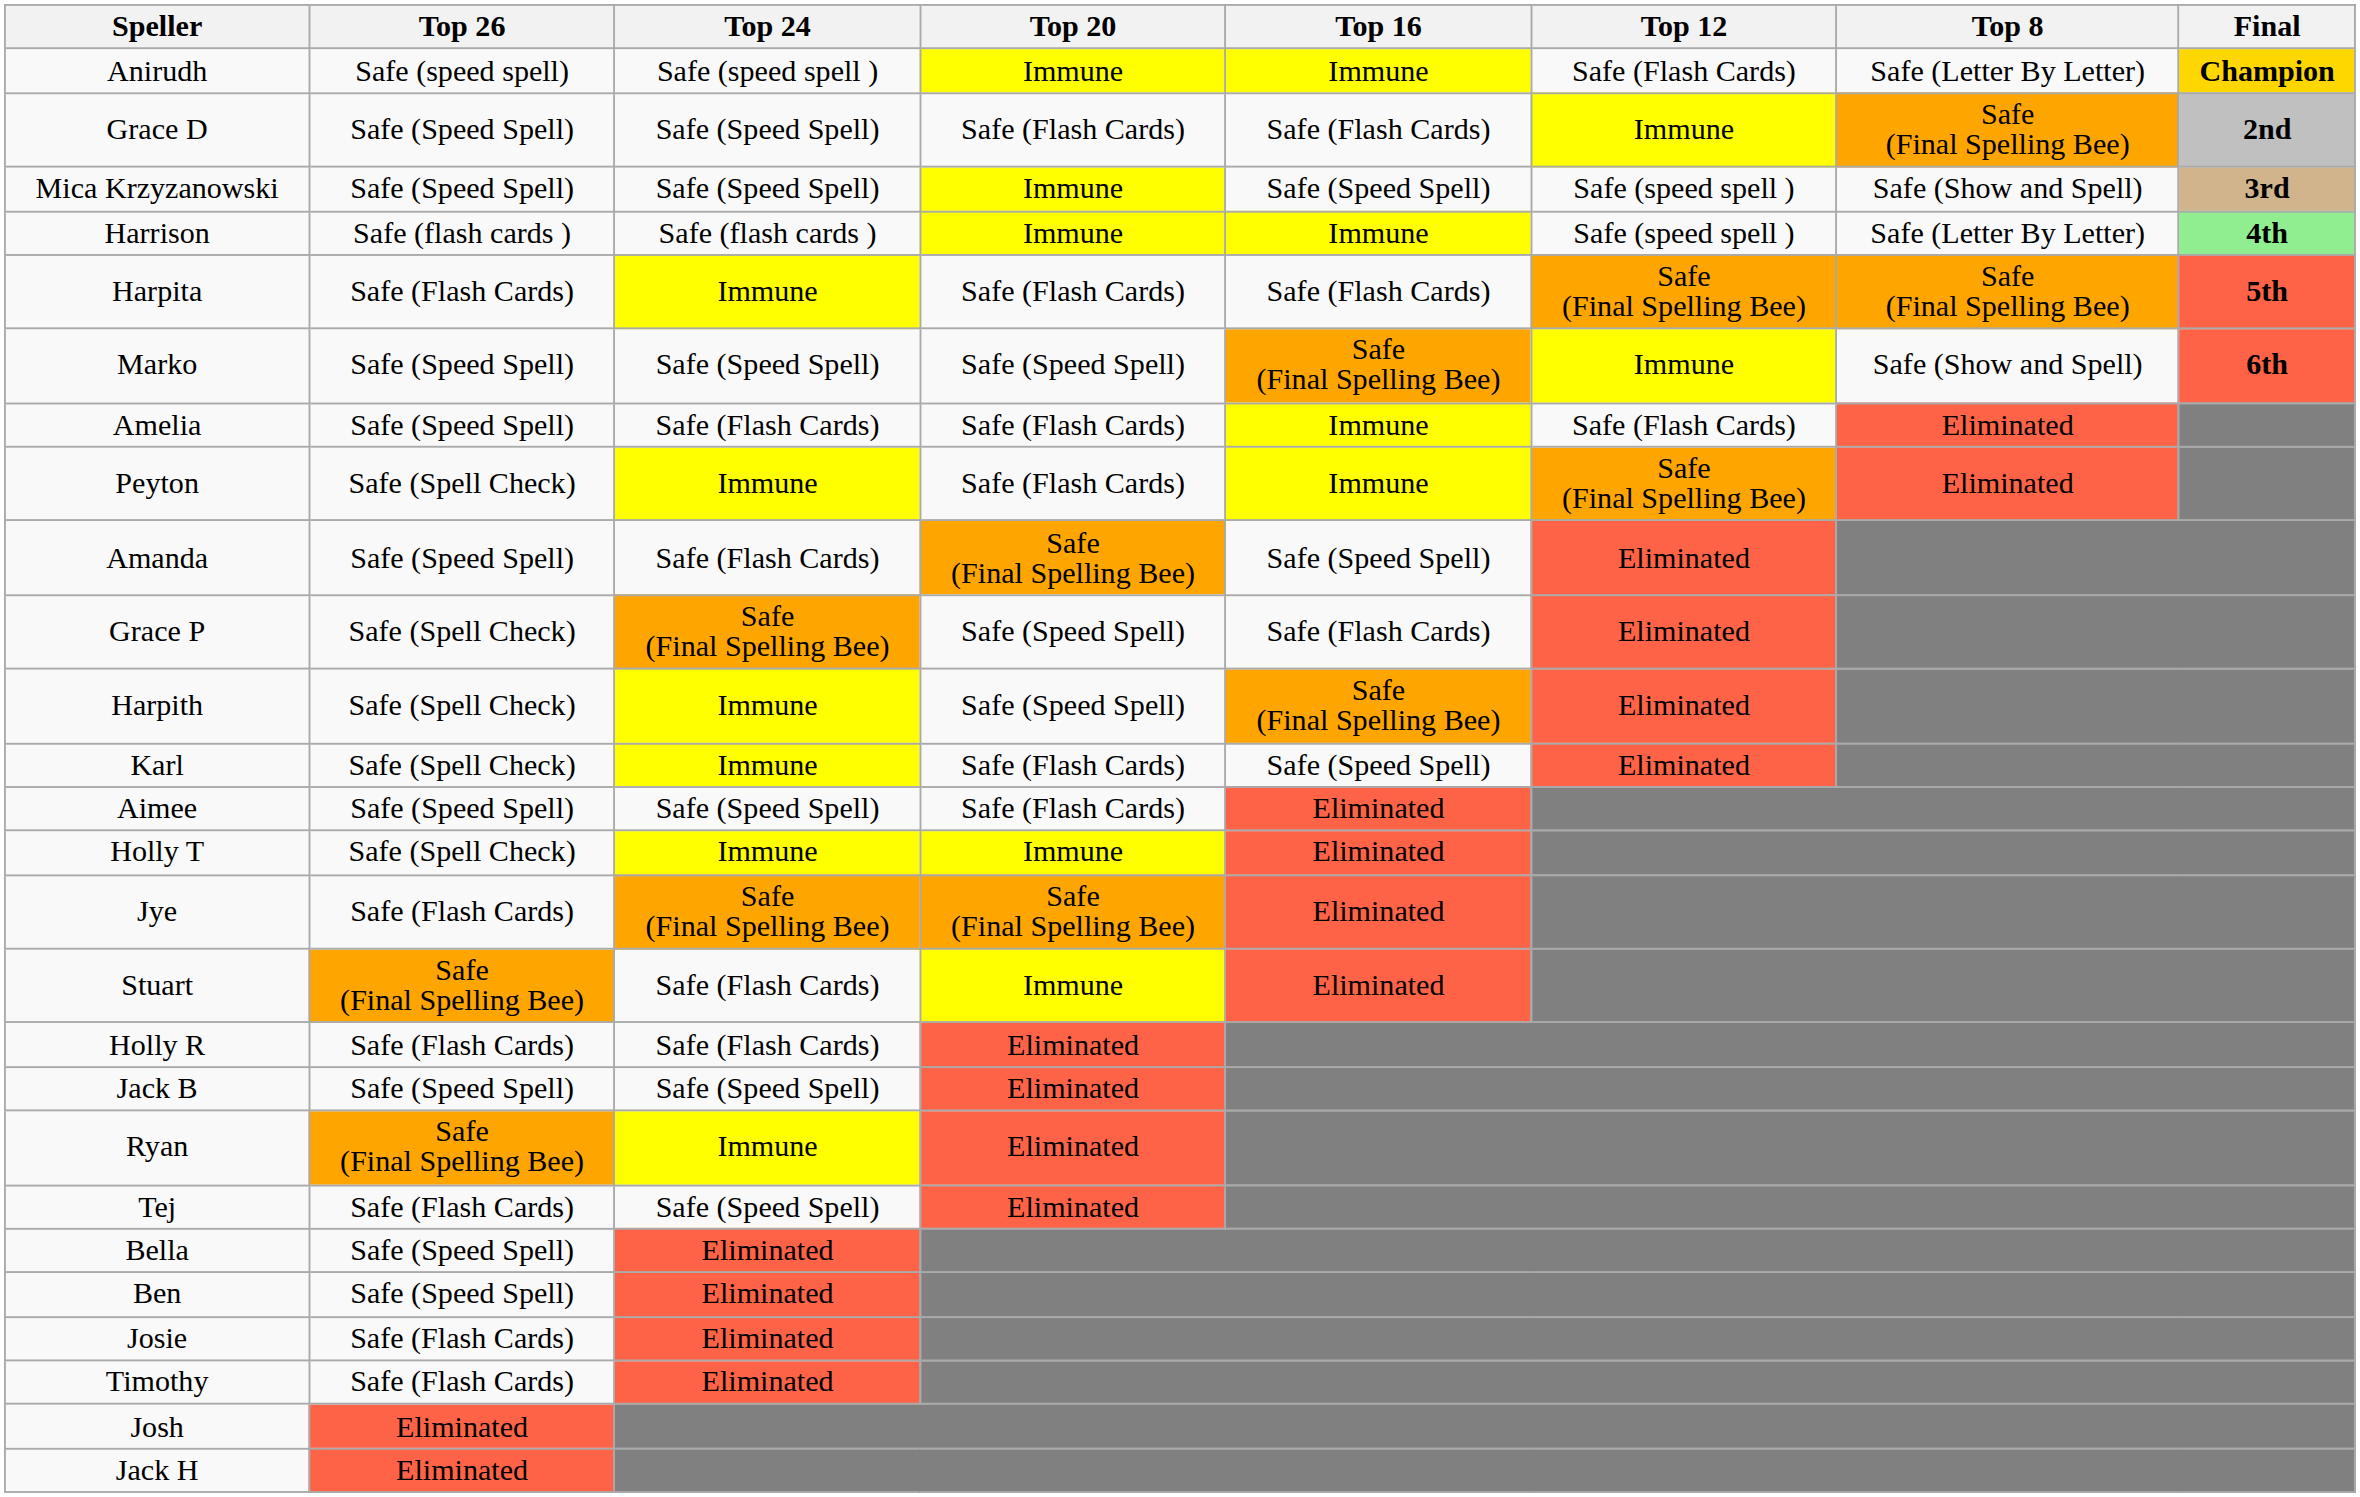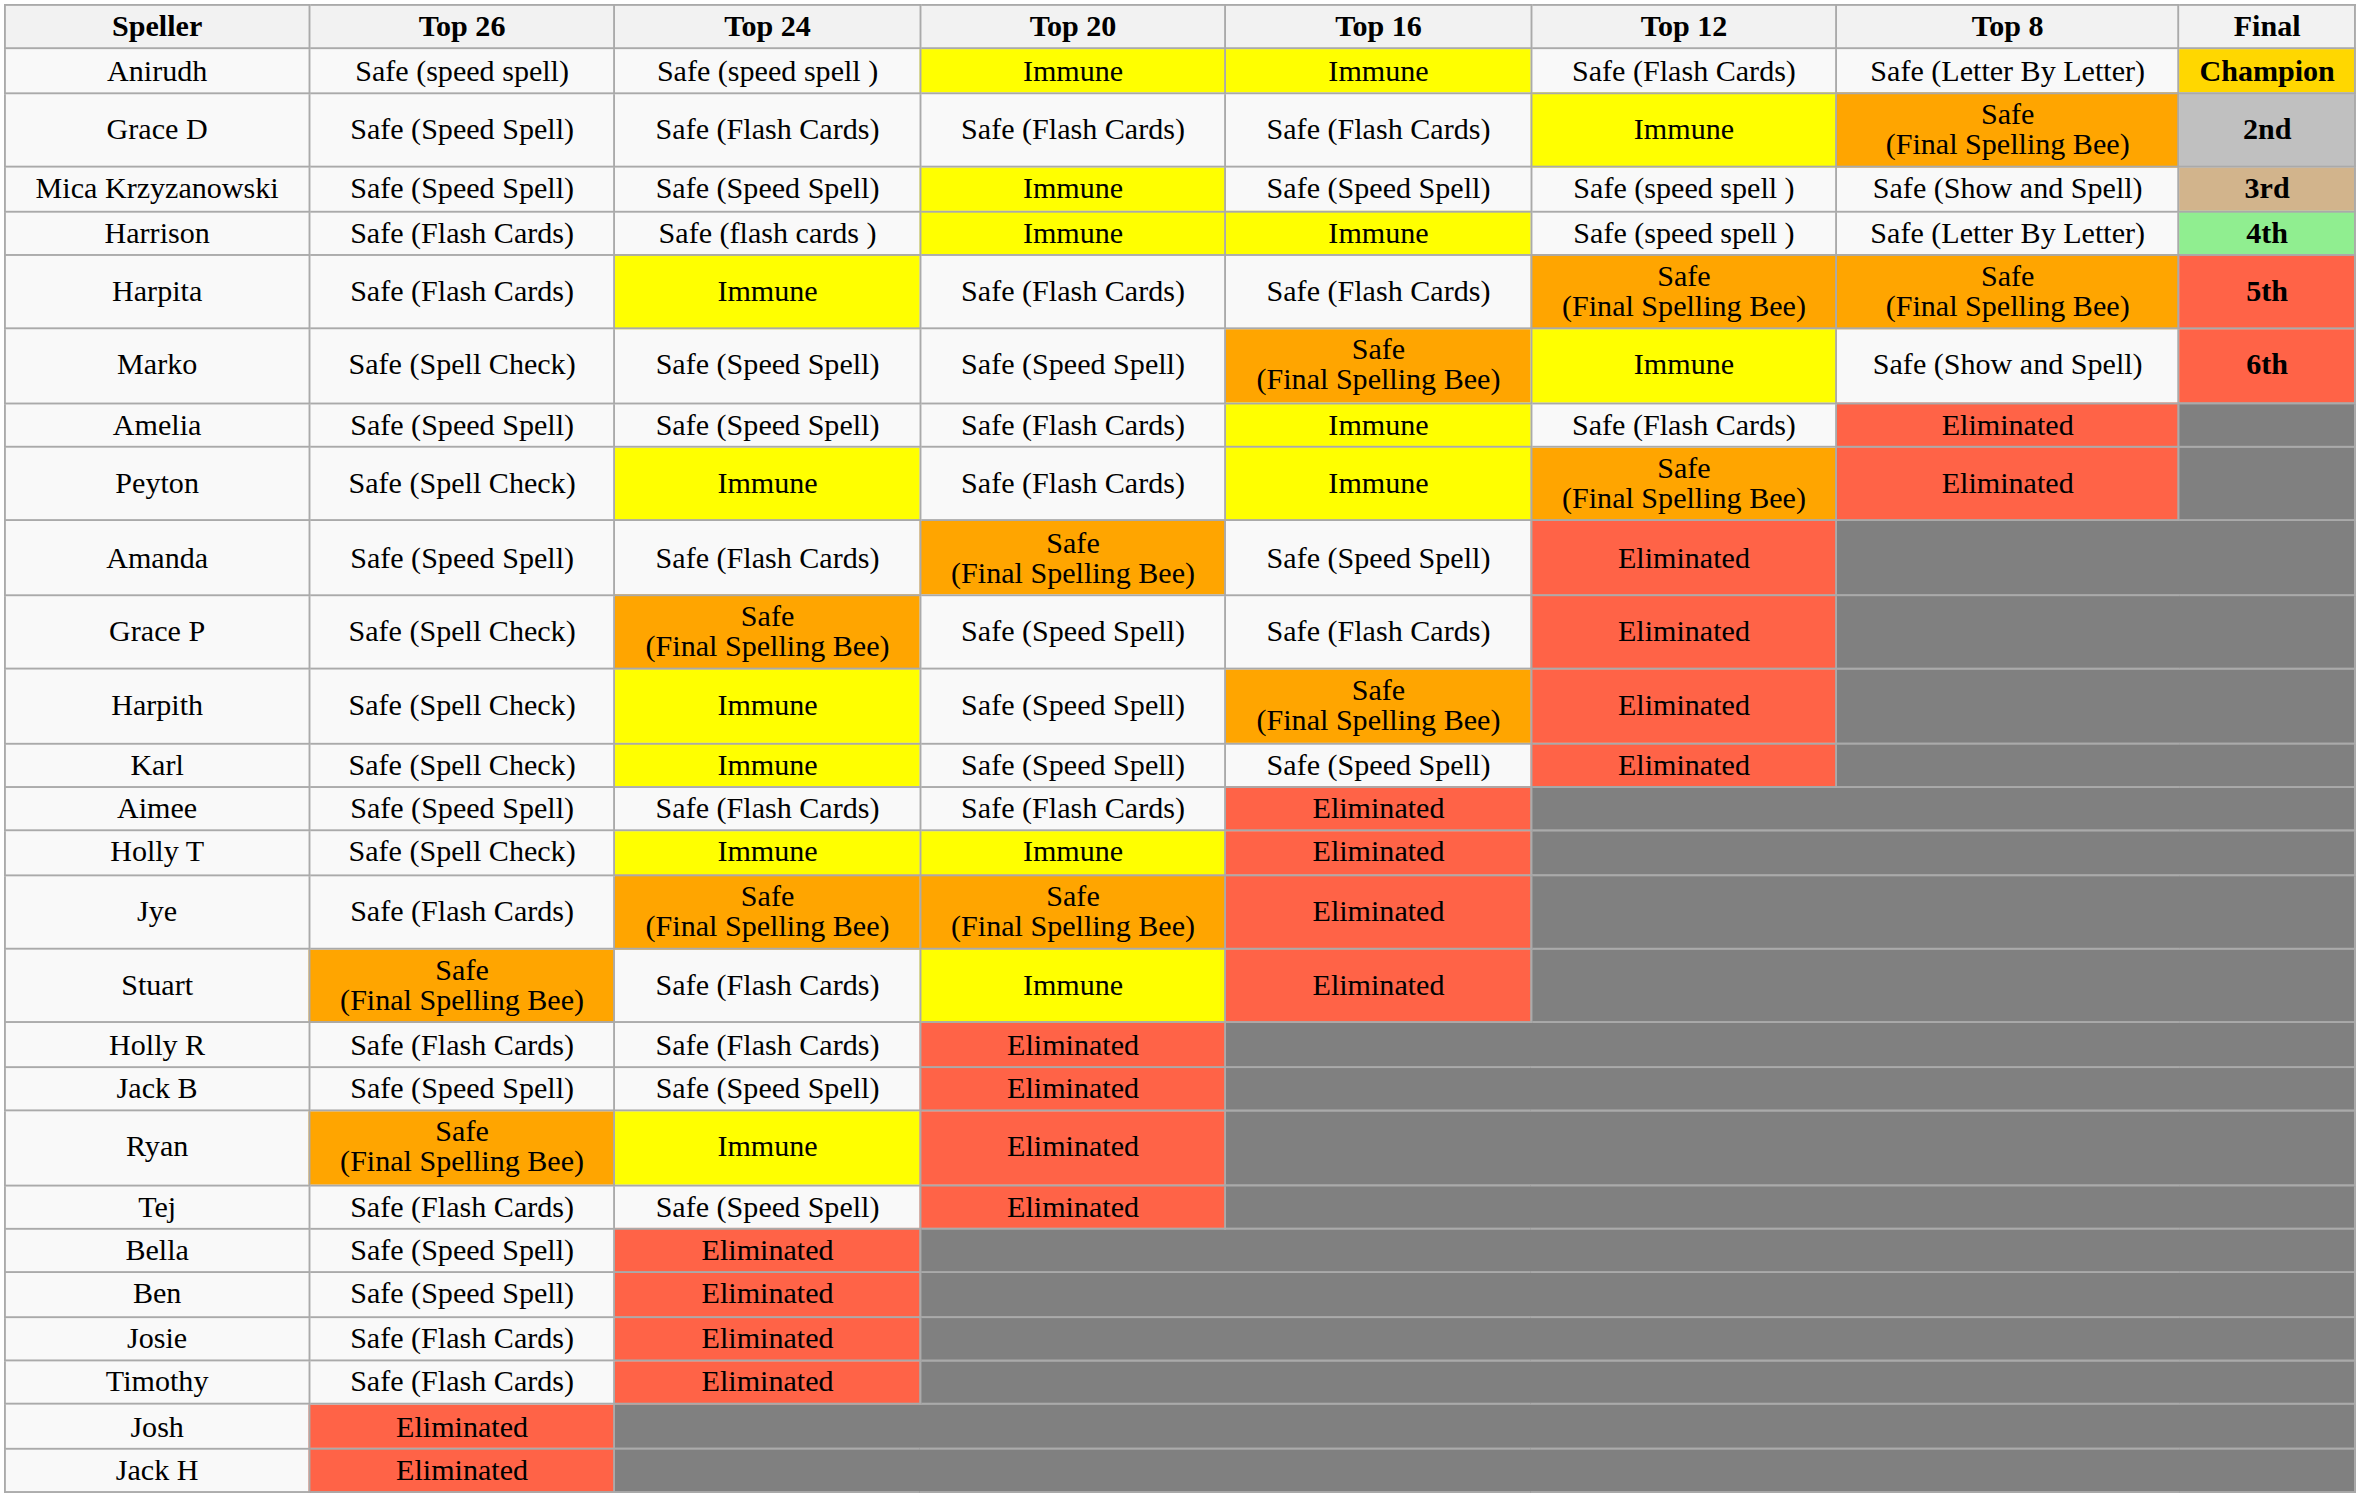(768, 129) Safe (Speed Spell) -> (768, 129) Safe (Flash Cards)
(462, 232) Safe (flash cards ) -> (462, 232) Safe (Flash Cards)
(462, 365) Safe (Speed Spell) -> (462, 365) Safe (Spell Check)
(768, 424) Safe (Flash Cards) -> (768, 424) Safe (Speed Spell)
(1073, 764) Safe (Flash Cards) -> (1073, 764) Safe (Speed Spell)
(768, 808) Safe (Speed Spell) -> (768, 808) Safe (Flash Cards)
